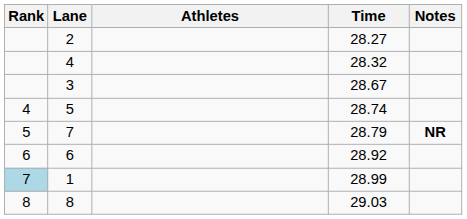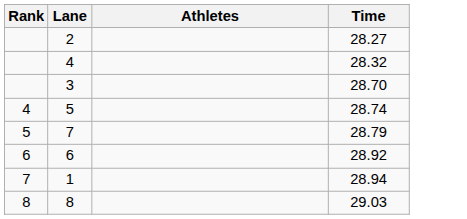- column: (435, 16)
(369, 86) 28.67 -> (369, 86) 28.70
(26, 179) lightblue background -> (26, 179) no background
(369, 179) 28.99 -> (369, 179) 28.94
